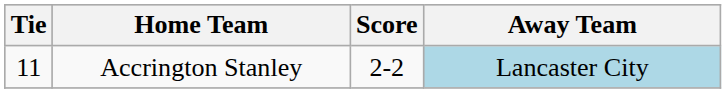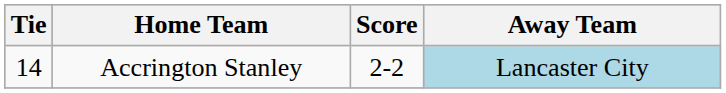(29, 66) 11 -> (29, 66) 14
